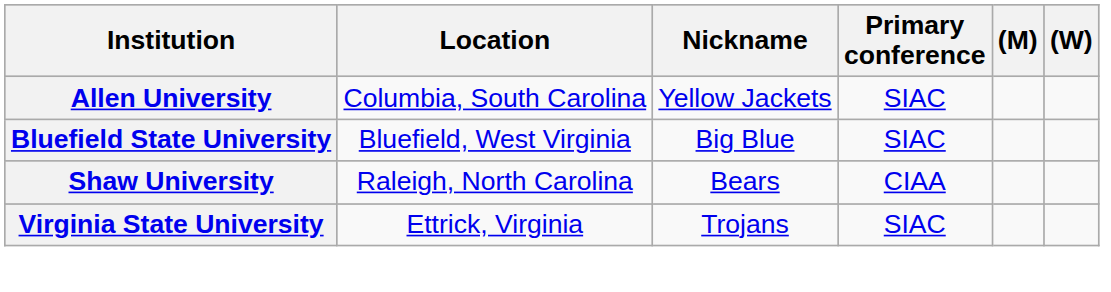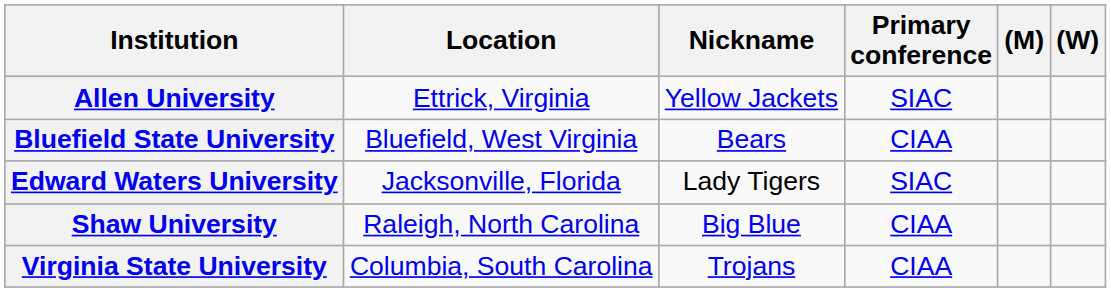(495, 97) Columbia, South Carolina -> (501, 97) Ettrick, Virginia
(745, 139) Big Blue -> (751, 139) Bears
(915, 139) SIAC -> (921, 139) CIAA
+ row: (174, 181)
(745, 181) Bears -> (751, 223) Big Blue
(495, 223) Ettrick, Virginia -> (501, 266) Columbia, South Carolina
(915, 223) SIAC -> (921, 266) CIAA
